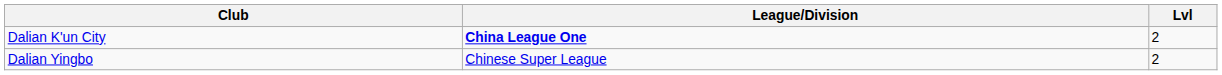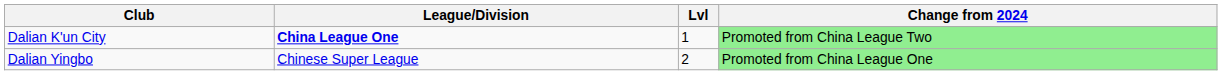+ column: (968, 16)
(1155, 38) 2 -> (685, 38) 1
